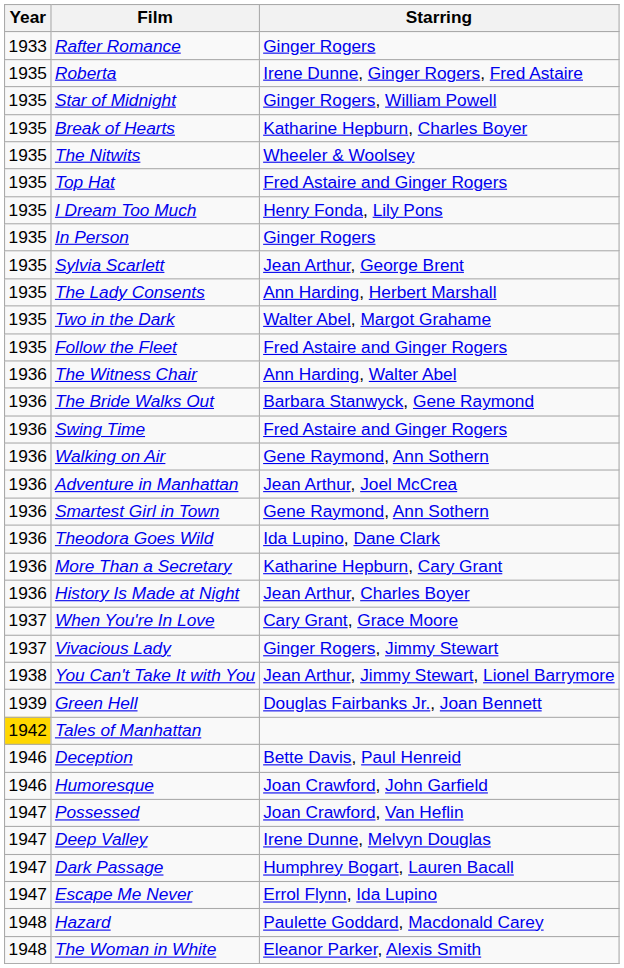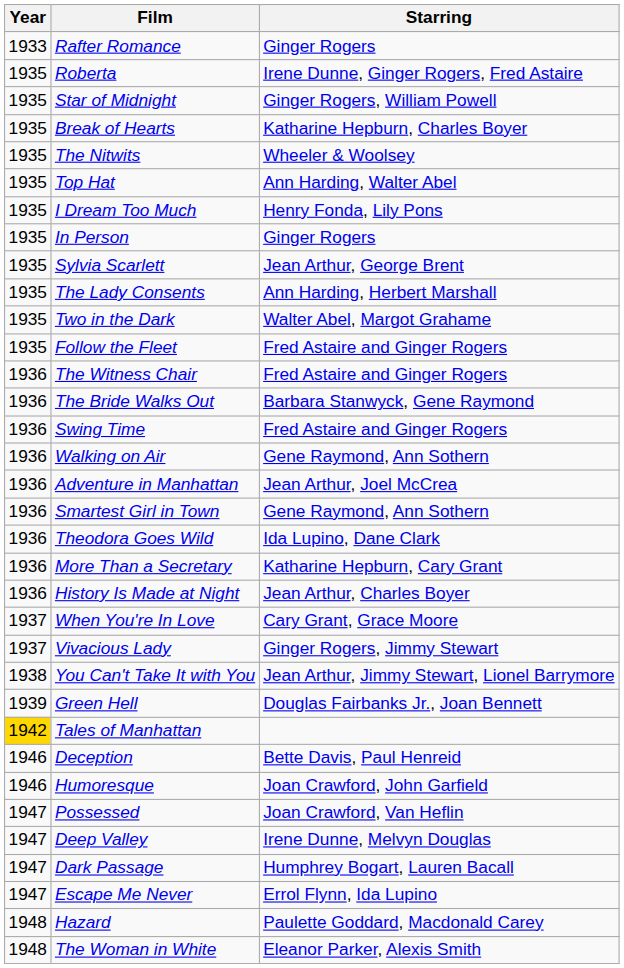(385, 182) Fred Astaire and Ginger Rogers -> (360, 182) Ann Harding, Walter Abel
(360, 374) Ann Harding, Walter Abel -> (385, 374) Fred Astaire and Ginger Rogers
